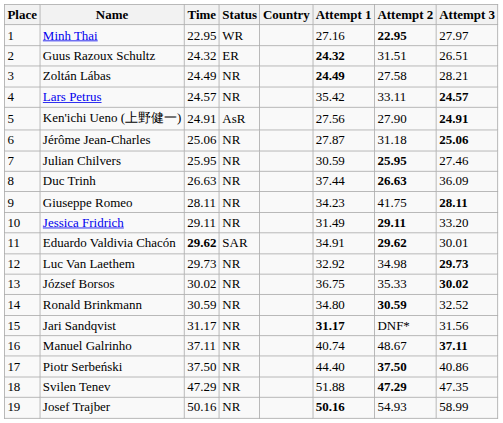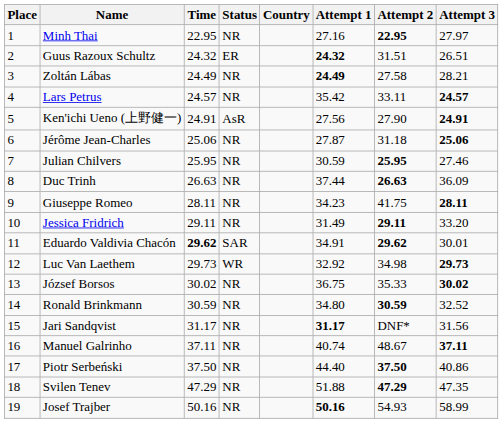(233, 35) WR -> (231, 35) NR
(231, 263) NR -> (233, 263) WR
